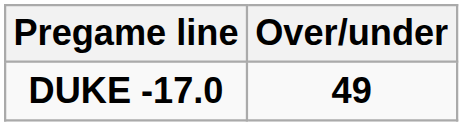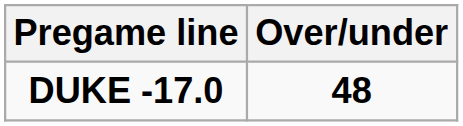(352, 90) 49 -> (352, 90) 48
